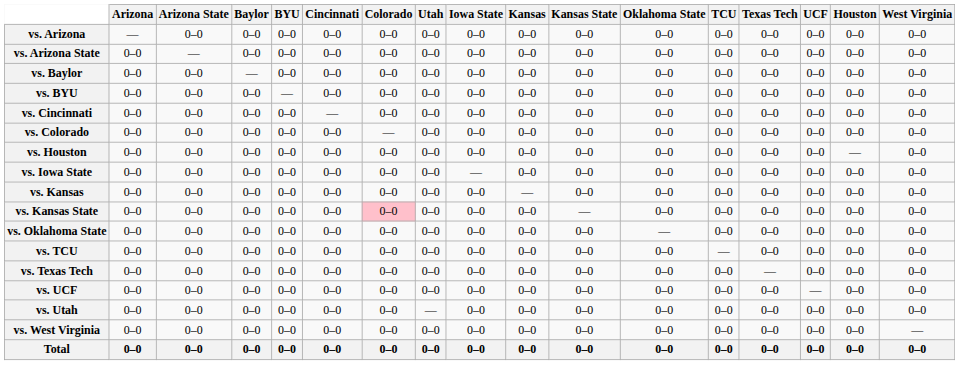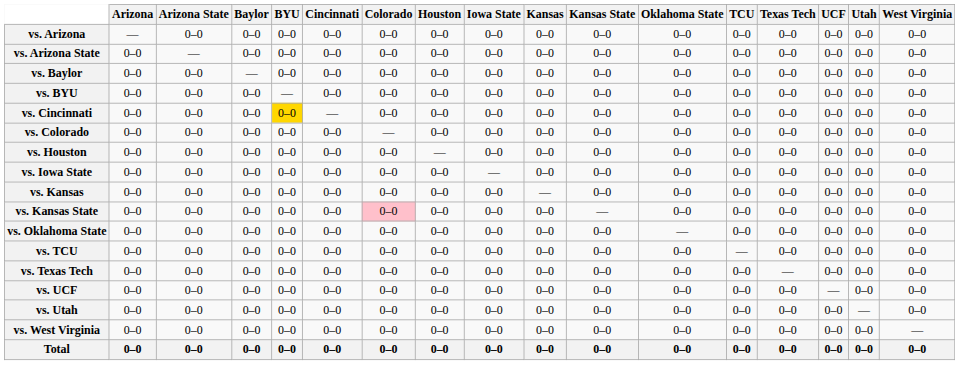columns swapped: (855, 14) <-> (431, 14)
(287, 113) no background -> (287, 113) gold background
